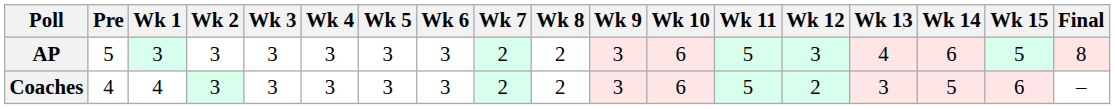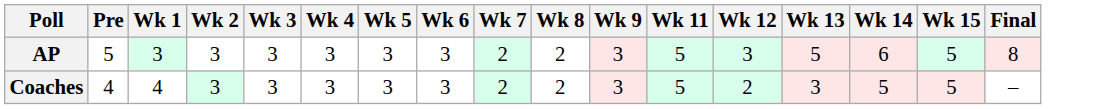- column: (681, 20)
(883, 53) 4 -> (815, 53) 5
(1019, 86) 6 -> (951, 86) 5
